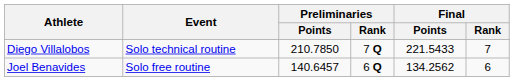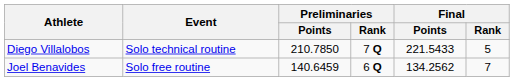(488, 49) 7 -> (488, 49) 5
(315, 67) 140.6457 -> (315, 67) 140.6459
(488, 67) 6 -> (488, 67) 7
